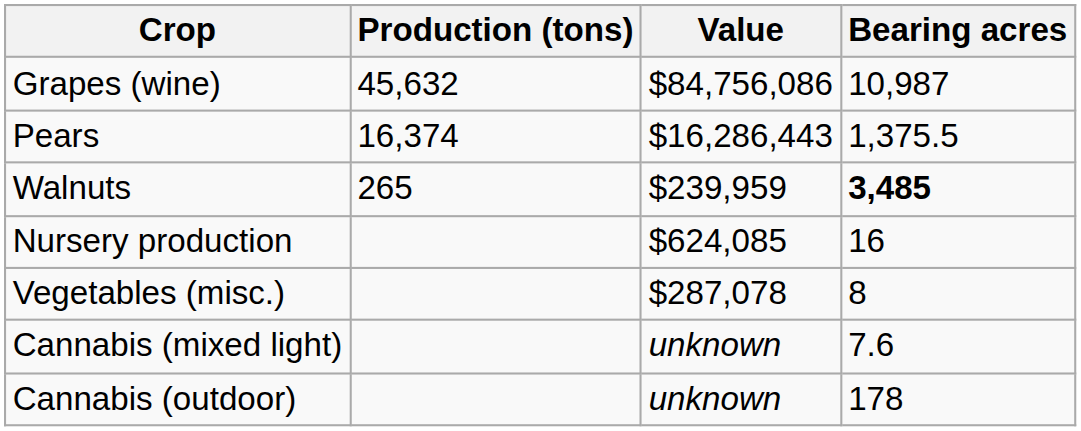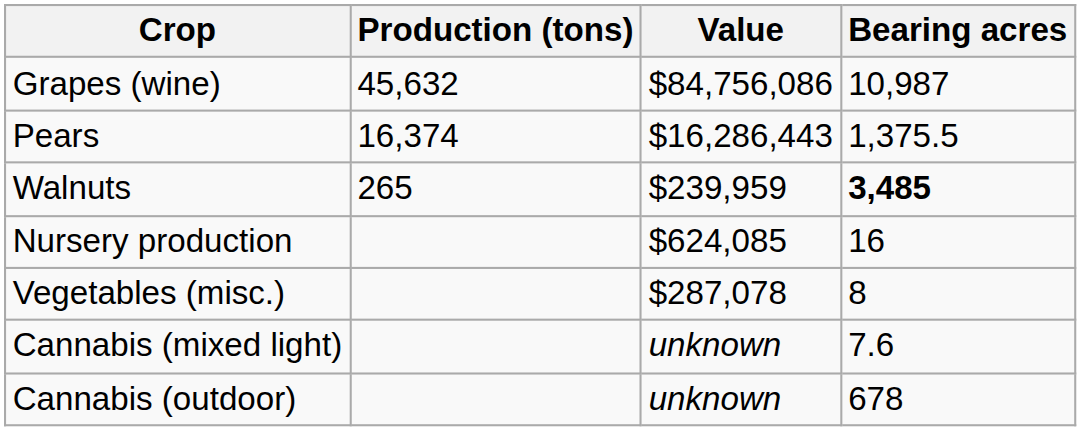(876, 398) 178 -> (876, 398) 678
